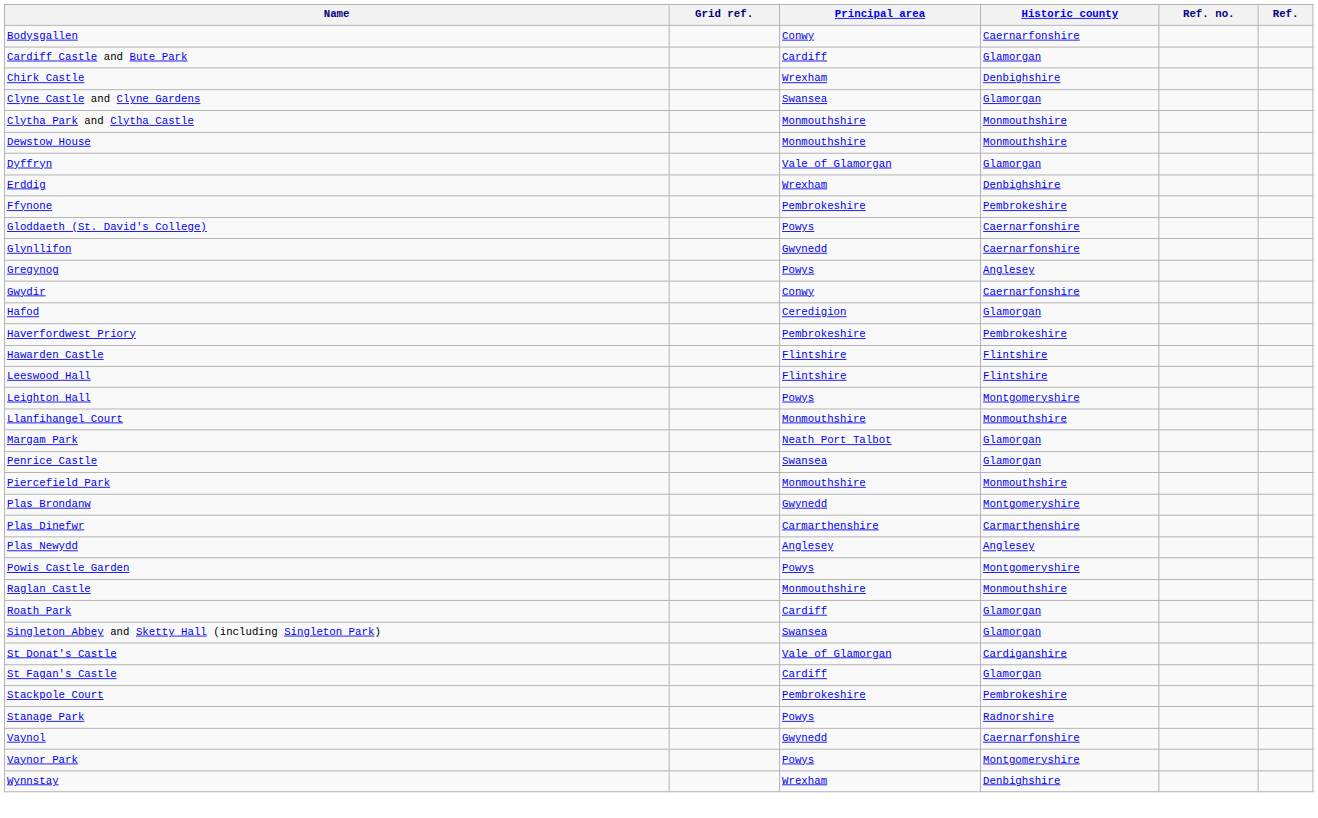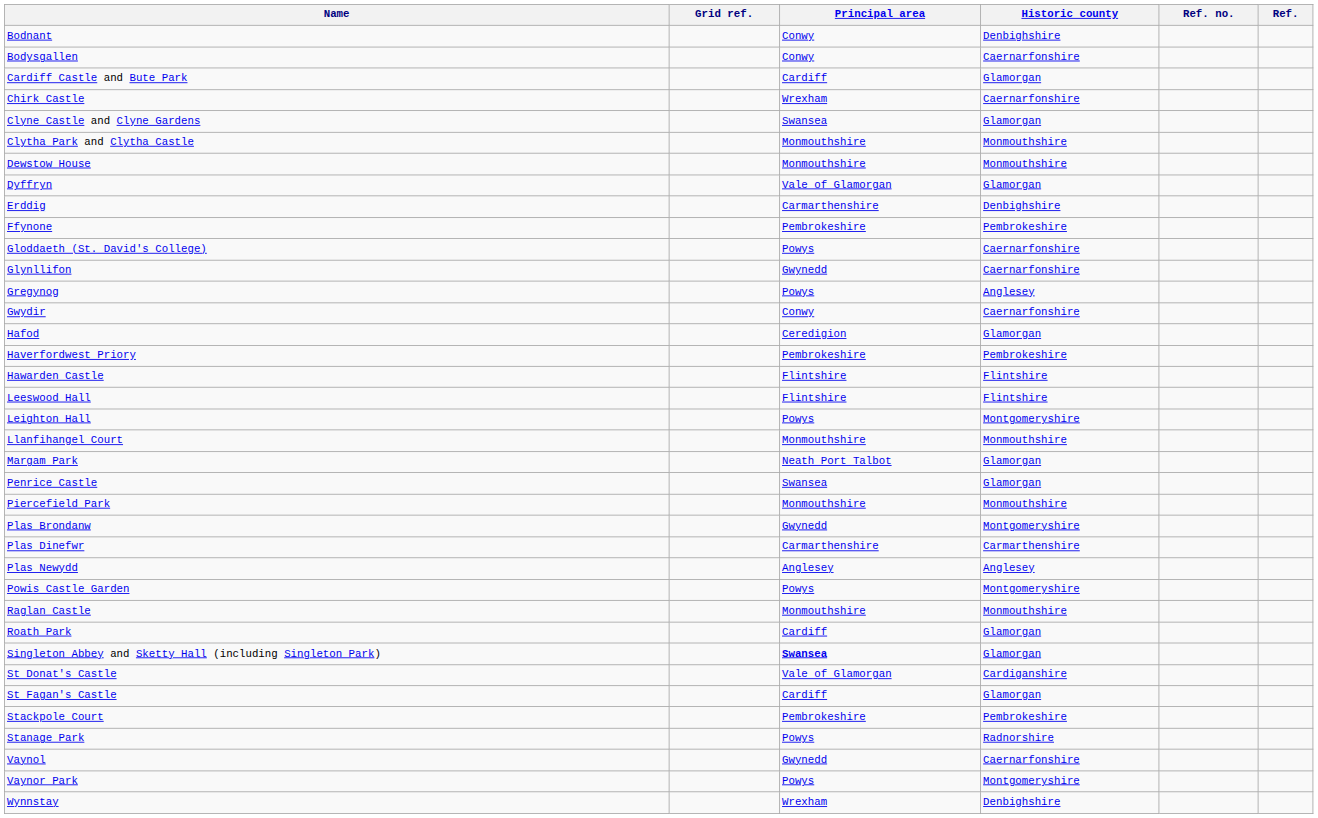+ row: (30, 36)
(1022, 79) Denbighshire -> (1031, 100) Caernarfonshire
(805, 185) Wrexham -> (830, 207) Carmarthenshire
(805, 633) normal -> (805, 654) bold
